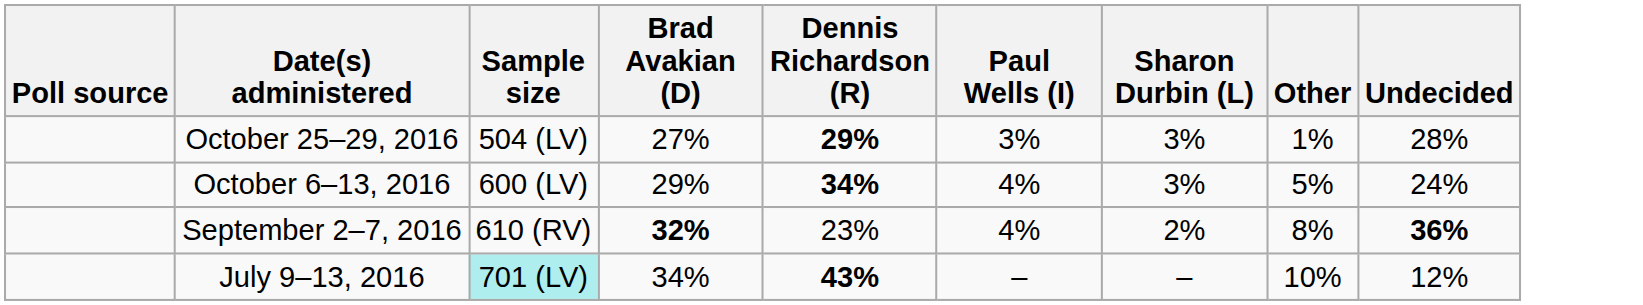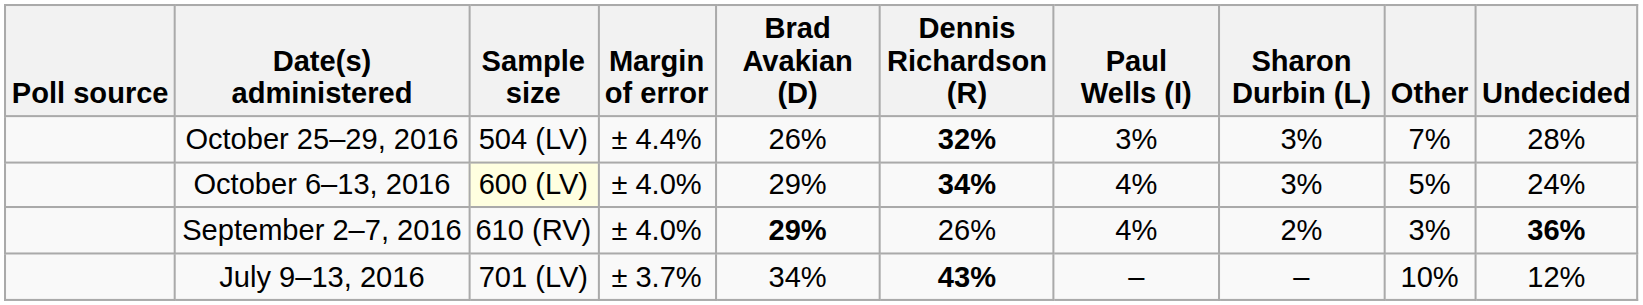+ column: (657, 77)
(681, 139) 27% -> (798, 139) 26%
(850, 139) 29% -> (967, 139) 32%
(1313, 139) 1% -> (1430, 139) 7%
(533, 185) no background -> (533, 185) lightyellow background
(681, 231) 32% -> (798, 231) 29%
(850, 231) 23% -> (967, 231) 26%
(1313, 231) 8% -> (1430, 231) 3%
(533, 277) paleturquoise background -> (533, 277) no background
